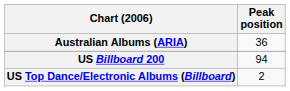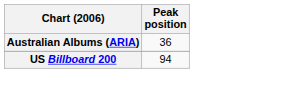- row: (121, 77)
